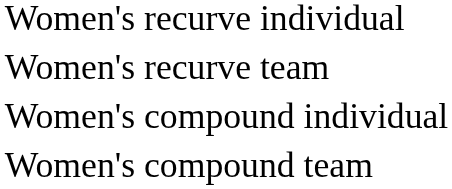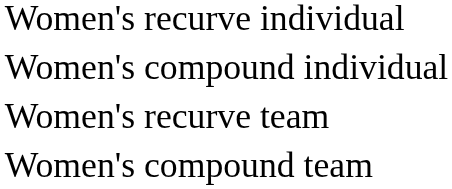rows swapped: (167, 67) <-> (226, 116)
